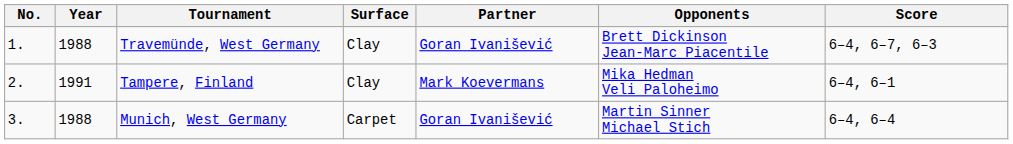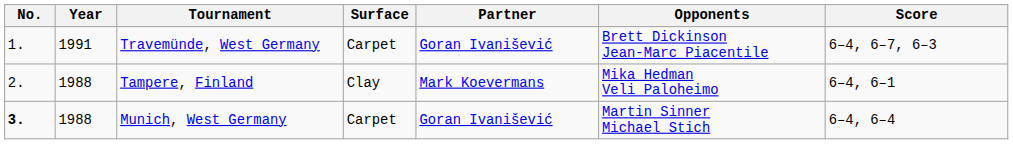(75, 45) 1988 -> (75, 45) 1991
(363, 45) Clay -> (372, 45) Carpet
(75, 82) 1991 -> (75, 82) 1988
(16, 120) normal -> (16, 120) bold
